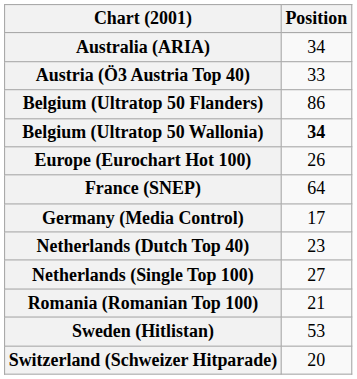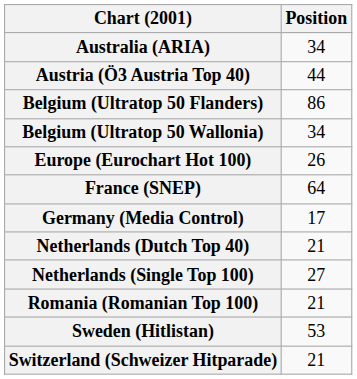(316, 75) 33 -> (316, 75) 44
(316, 132) bold -> (316, 132) normal
(316, 246) 23 -> (316, 246) 21
(316, 359) 20 -> (316, 359) 21
